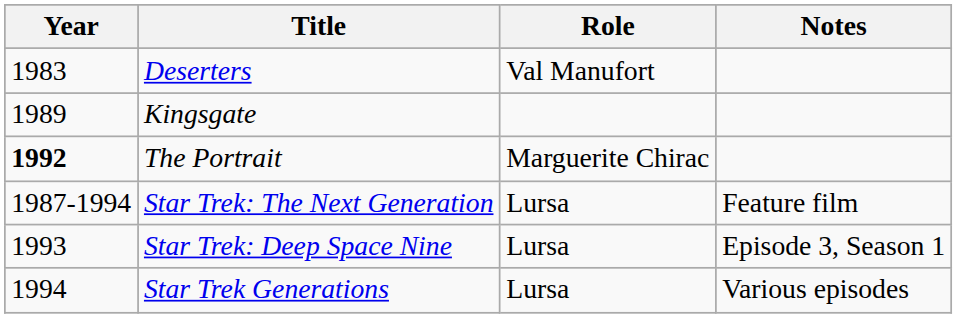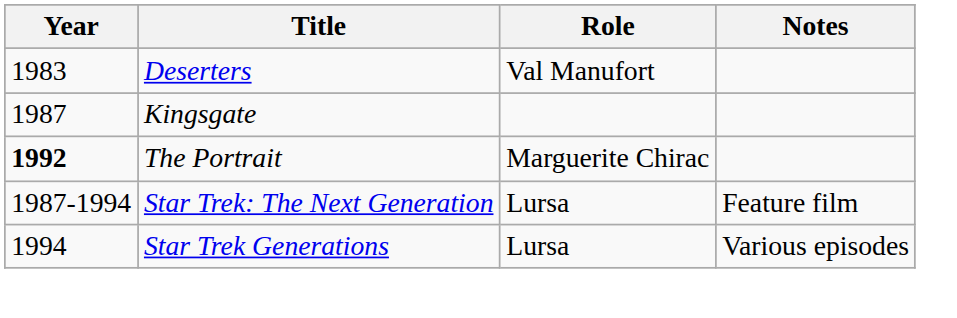(39, 114) 1989 -> (39, 114) 1987
- row: (298, 245)
